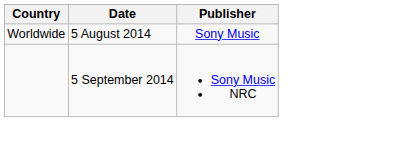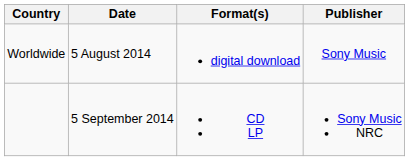+ column: (240, 14)
